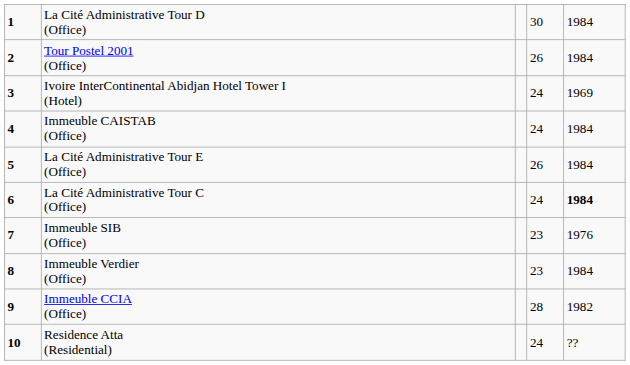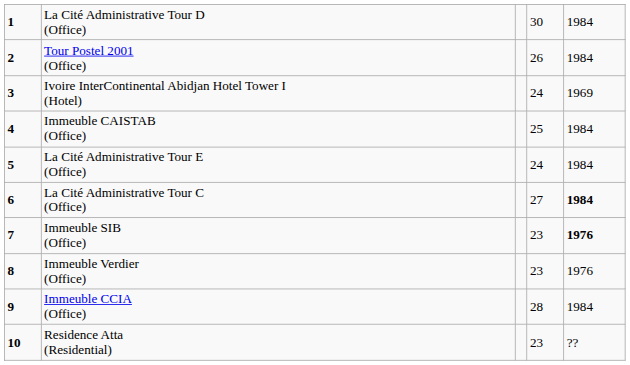(537, 128) 24 -> (537, 128) 25
(537, 164) 26 -> (537, 164) 24
(537, 200) 24 -> (537, 200) 27
(580, 235) normal -> (580, 235) bold
(580, 271) 1984 -> (580, 271) 1976
(580, 306) 1982 -> (580, 306) 1984
(537, 342) 24 -> (537, 342) 23
